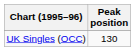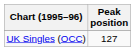(109, 38) 130 -> (109, 38) 127
